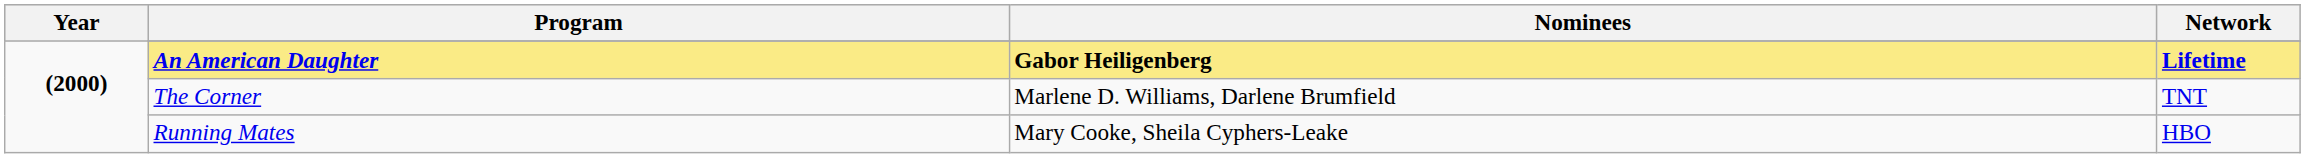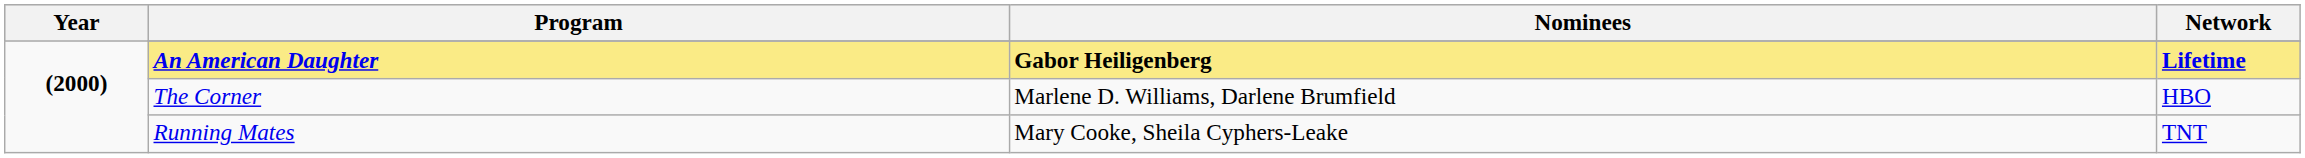(2184, 96) TNT -> (2186, 96) HBO
(2186, 133) HBO -> (2184, 133) TNT
